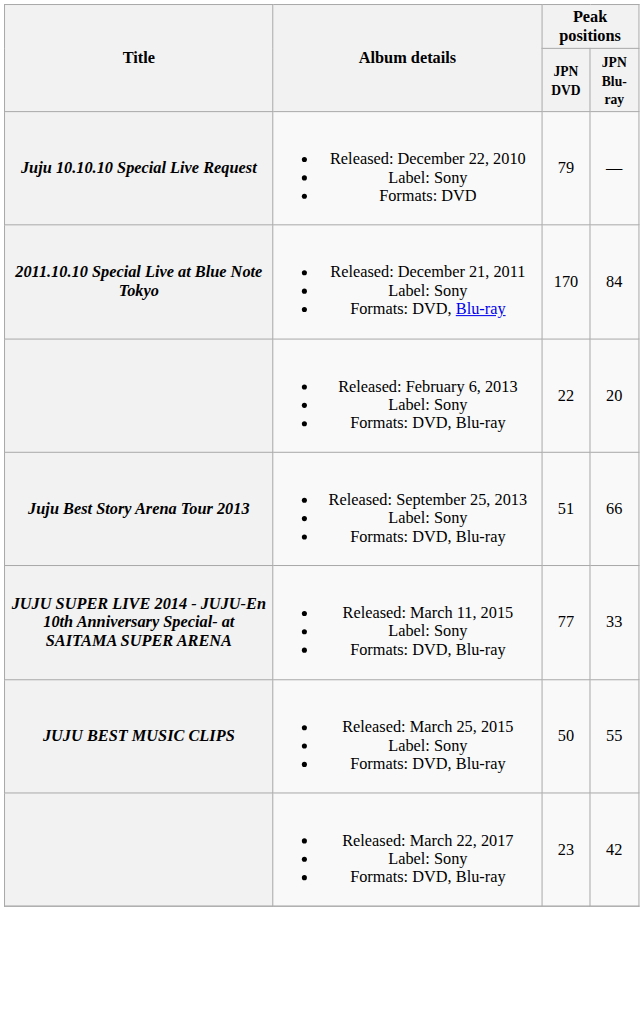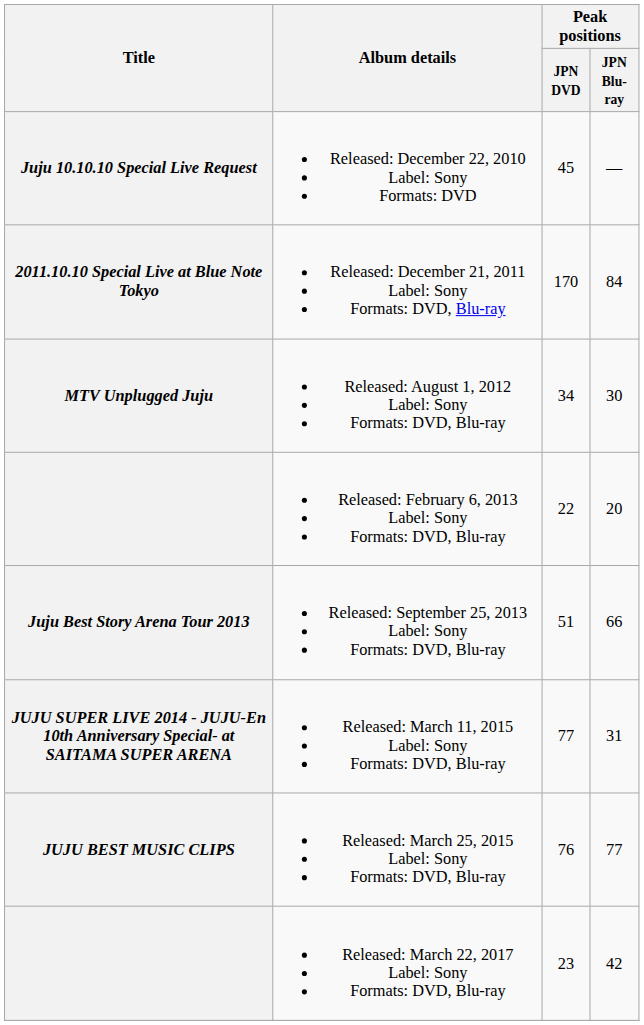(566, 168) 79 -> (566, 168) 45
+ row: (407, 405)
(614, 622) 33 -> (614, 736) 31
(566, 736) 50 -> (566, 849) 76
(614, 736) 55 -> (614, 849) 77
